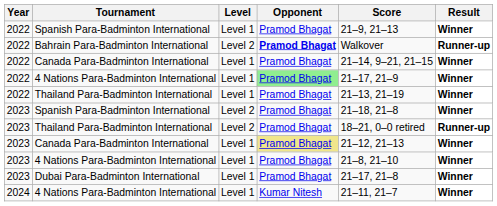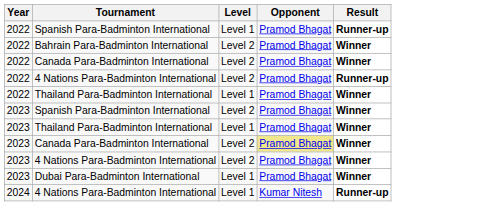- column: (387, 13)
(455, 29) Winner -> (362, 29) Runner-up
(298, 46) bold -> (295, 46) normal
(464, 46) Runner-up -> (354, 46) Winner
(238, 62) Level 1 -> (238, 62) Level 2
(238, 78) Level 1 -> (238, 78) Level 2
(295, 78) lightgreen background -> (295, 78) no background
(455, 78) Winner -> (362, 78) Runner-up
(238, 128) Level 2 -> (238, 128) Level 1
(464, 128) Runner-up -> (354, 128) Winner
(238, 144) Level 1 -> (238, 144) Level 2
(238, 160) Level 1 -> (238, 160) Level 2
(455, 193) Winner -> (362, 193) Runner-up
